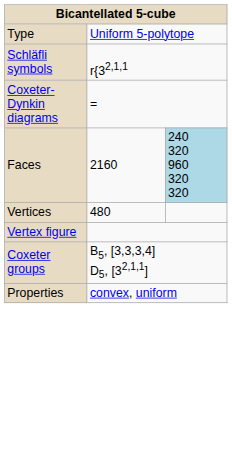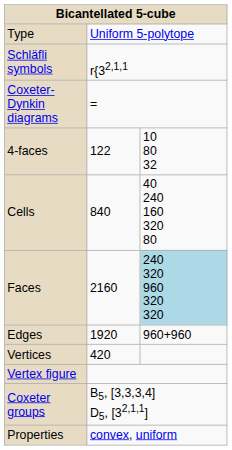+ row: (27, 151)
+ row: (21, 212)
+ row: (25, 334)
(100, 212) 480 -> (100, 354) 420
